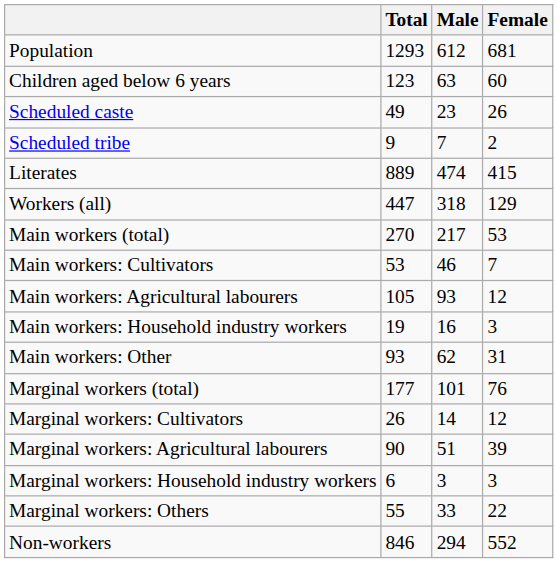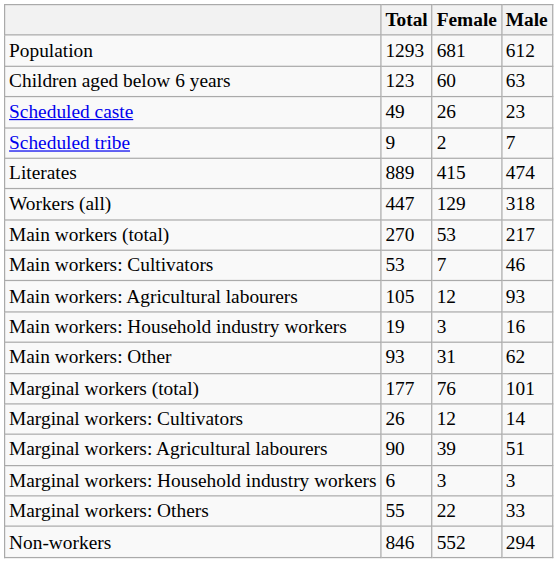columns swapped: (458, 19) <-> (518, 19)
